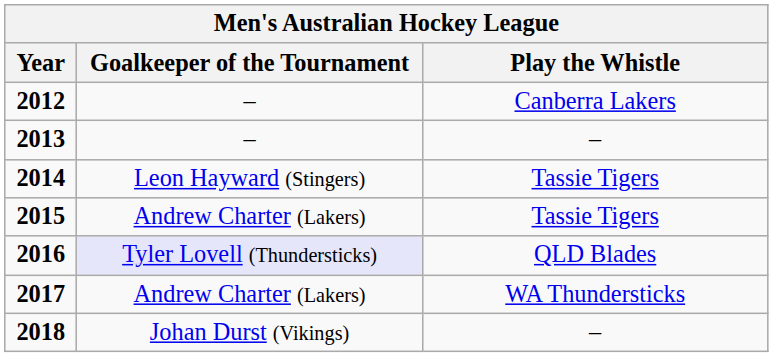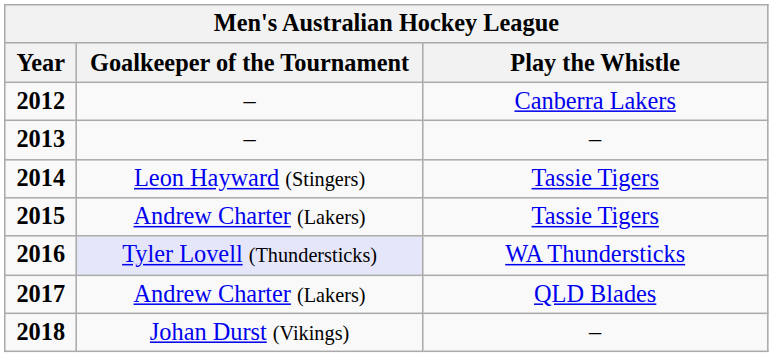(595, 255) QLD Blades -> (595, 255) WA Thundersticks
(595, 293) WA Thundersticks -> (595, 293) QLD Blades
